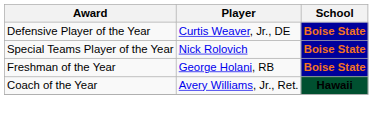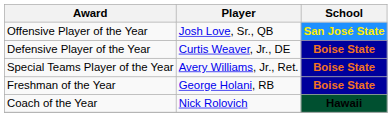+ row: (77, 31)
(213, 49) Nick Rolovich -> (239, 67) Avery Williams, Jr., Ret.
(239, 85) Avery Williams, Jr., Ret. -> (213, 103) Nick Rolovich
